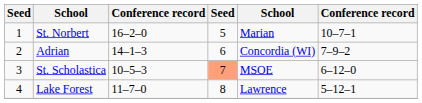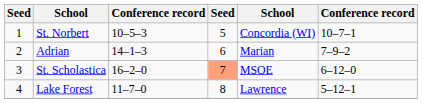(129, 32) 16–2–0 -> (129, 32) 10–5–3
(257, 32) Marian -> (278, 32) Concordia (WI)
(278, 51) Concordia (WI) -> (257, 51) Marian
(129, 70) 10–5–3 -> (129, 70) 16–2–0
